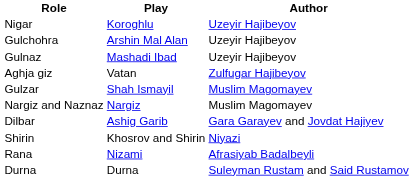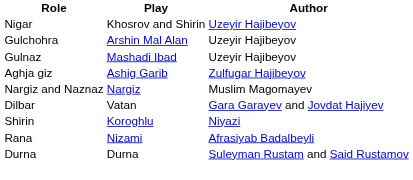(130, 24) Koroghlu -> (156, 24) Khosrov and Shirin
(122, 73) Vatan -> (137, 73) Ashig Garib
- row: (22, 89)
(137, 121) Ashig Garib -> (122, 105) Vatan
(156, 138) Khosrov and Shirin -> (130, 121) Koroghlu
